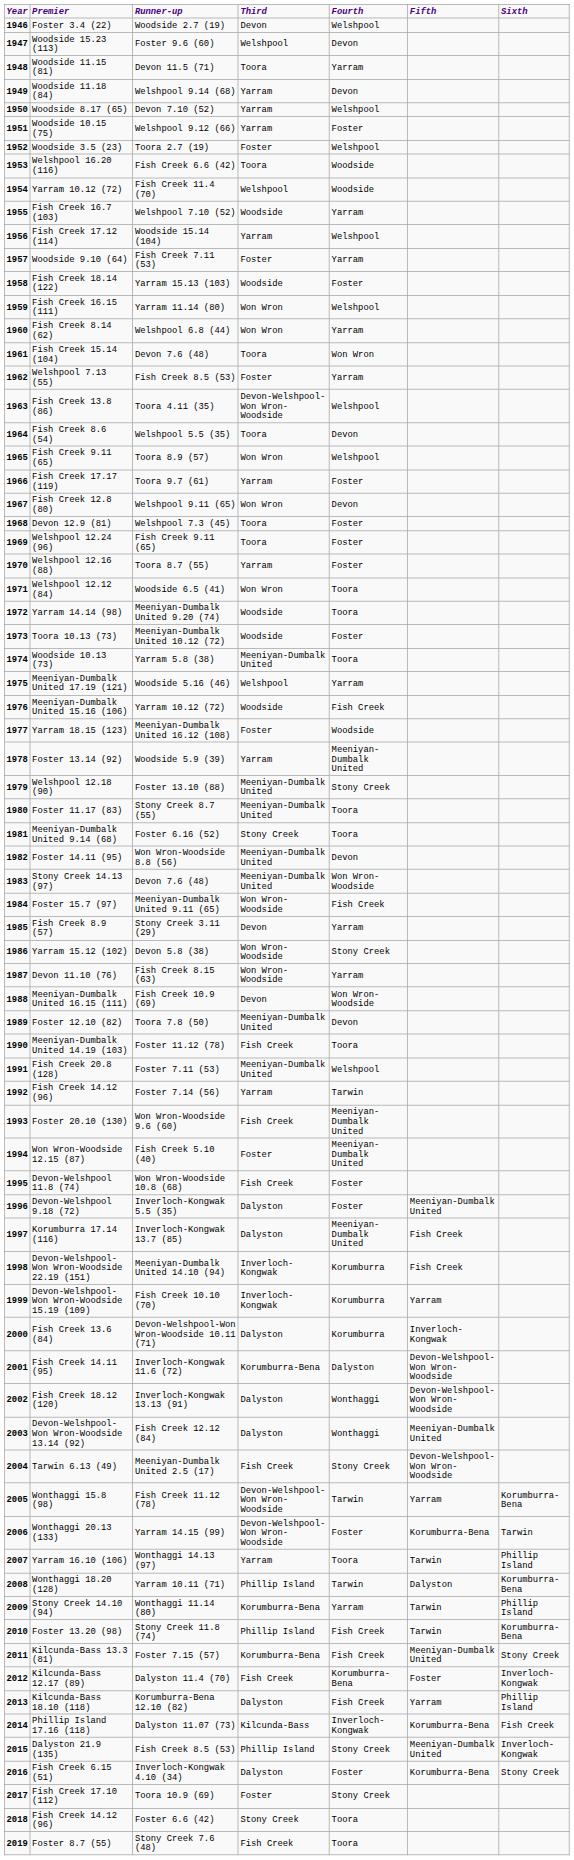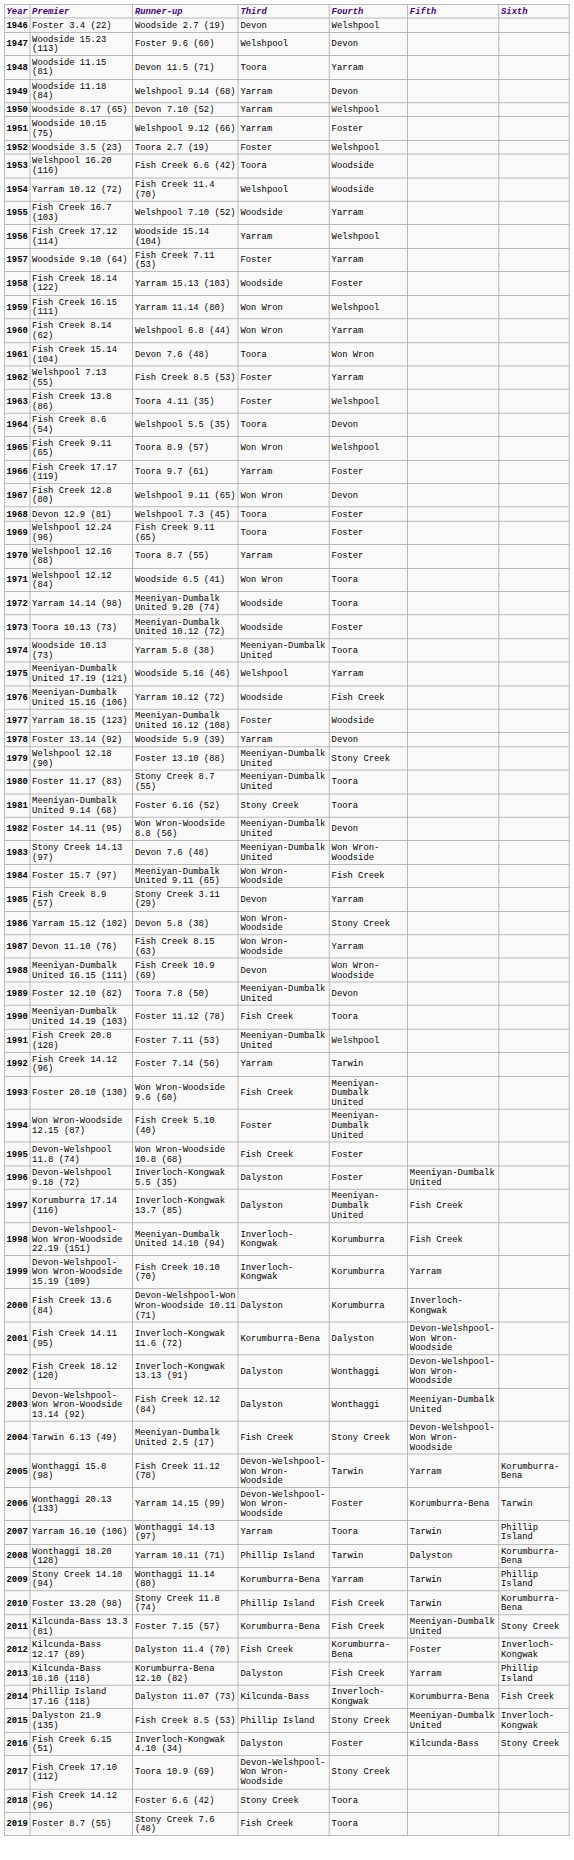(283, 406) Devon-Welshpool-Won Wron-Woodside -> (256, 401) Foster
(355, 759) Meeniyan-Dumbalk United -> (345, 740) Devon
(450, 1773) Korumburra-Bena -> (444, 1744) Kilcunda-Bass
(256, 1796) Foster -> (283, 1772) Devon-Welshpool-Won Wron-Woodside
